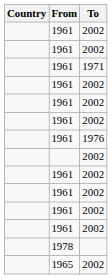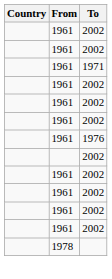- row: (62, 264)
